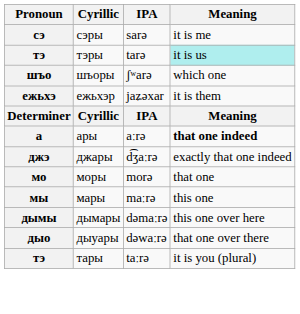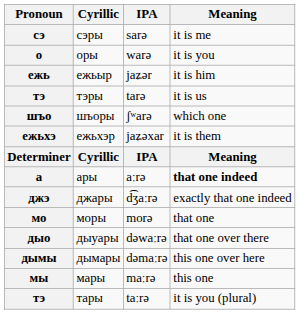+ row: (39, 55)
+ row: (39, 75)
(190, 55) paleturquoise background -> (190, 95) no background
rows swapped: (39, 237) <-> (39, 197)
